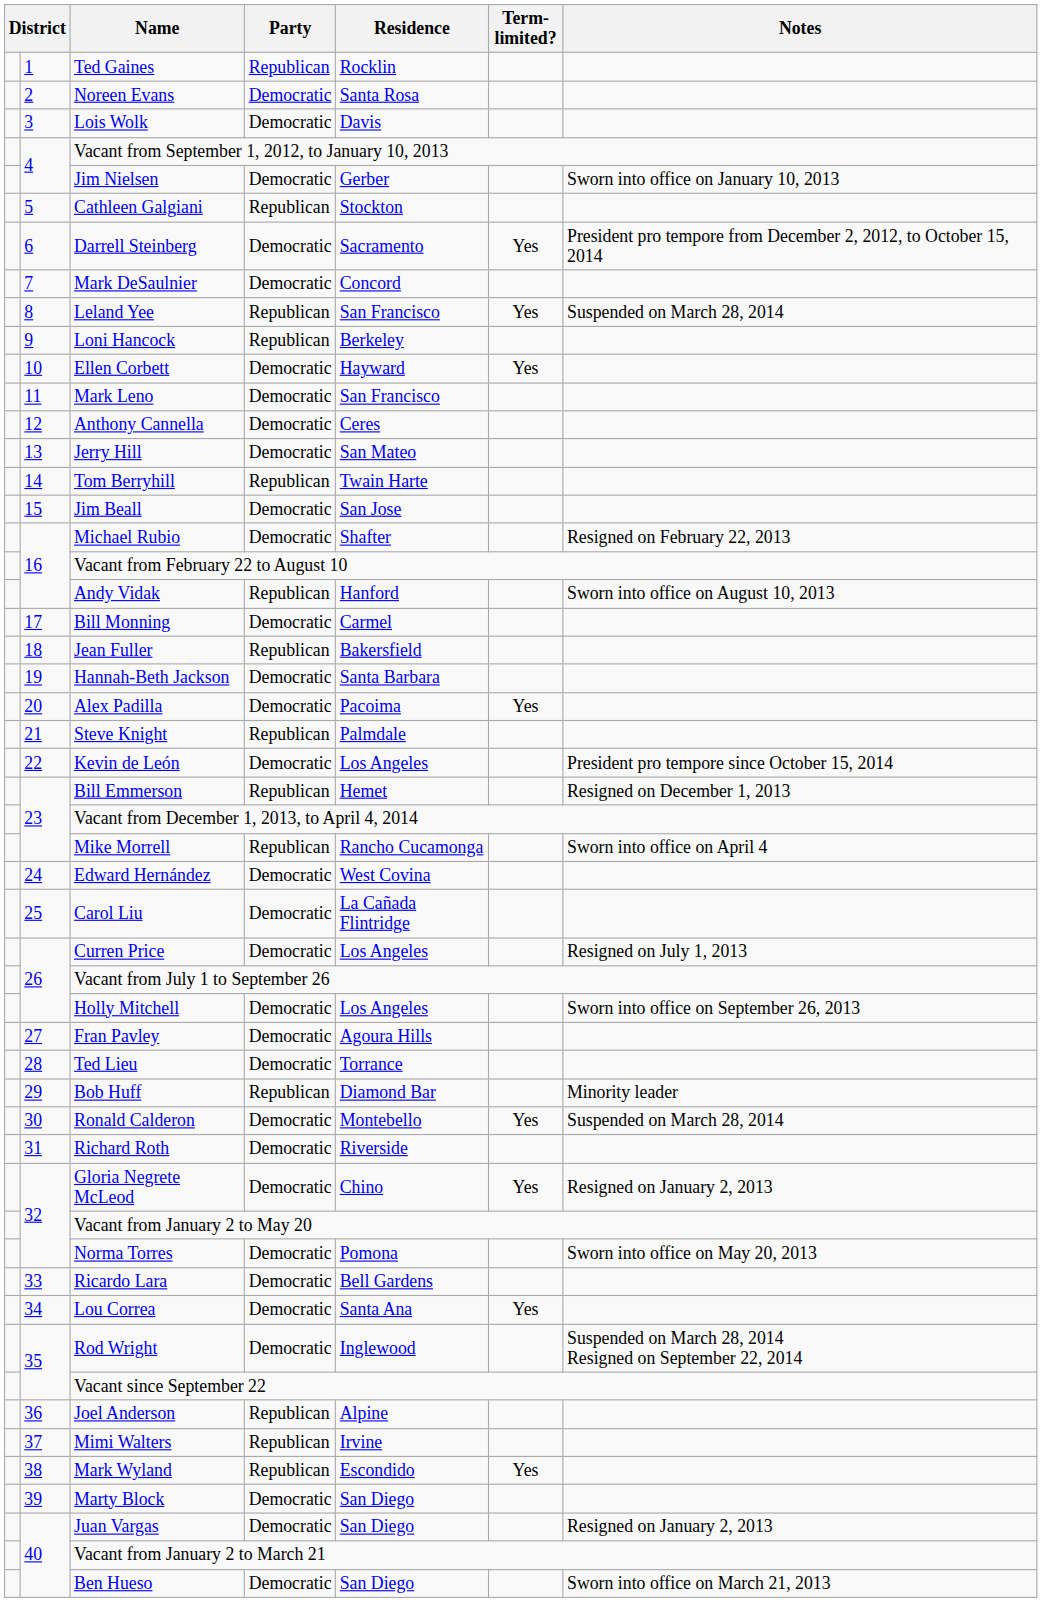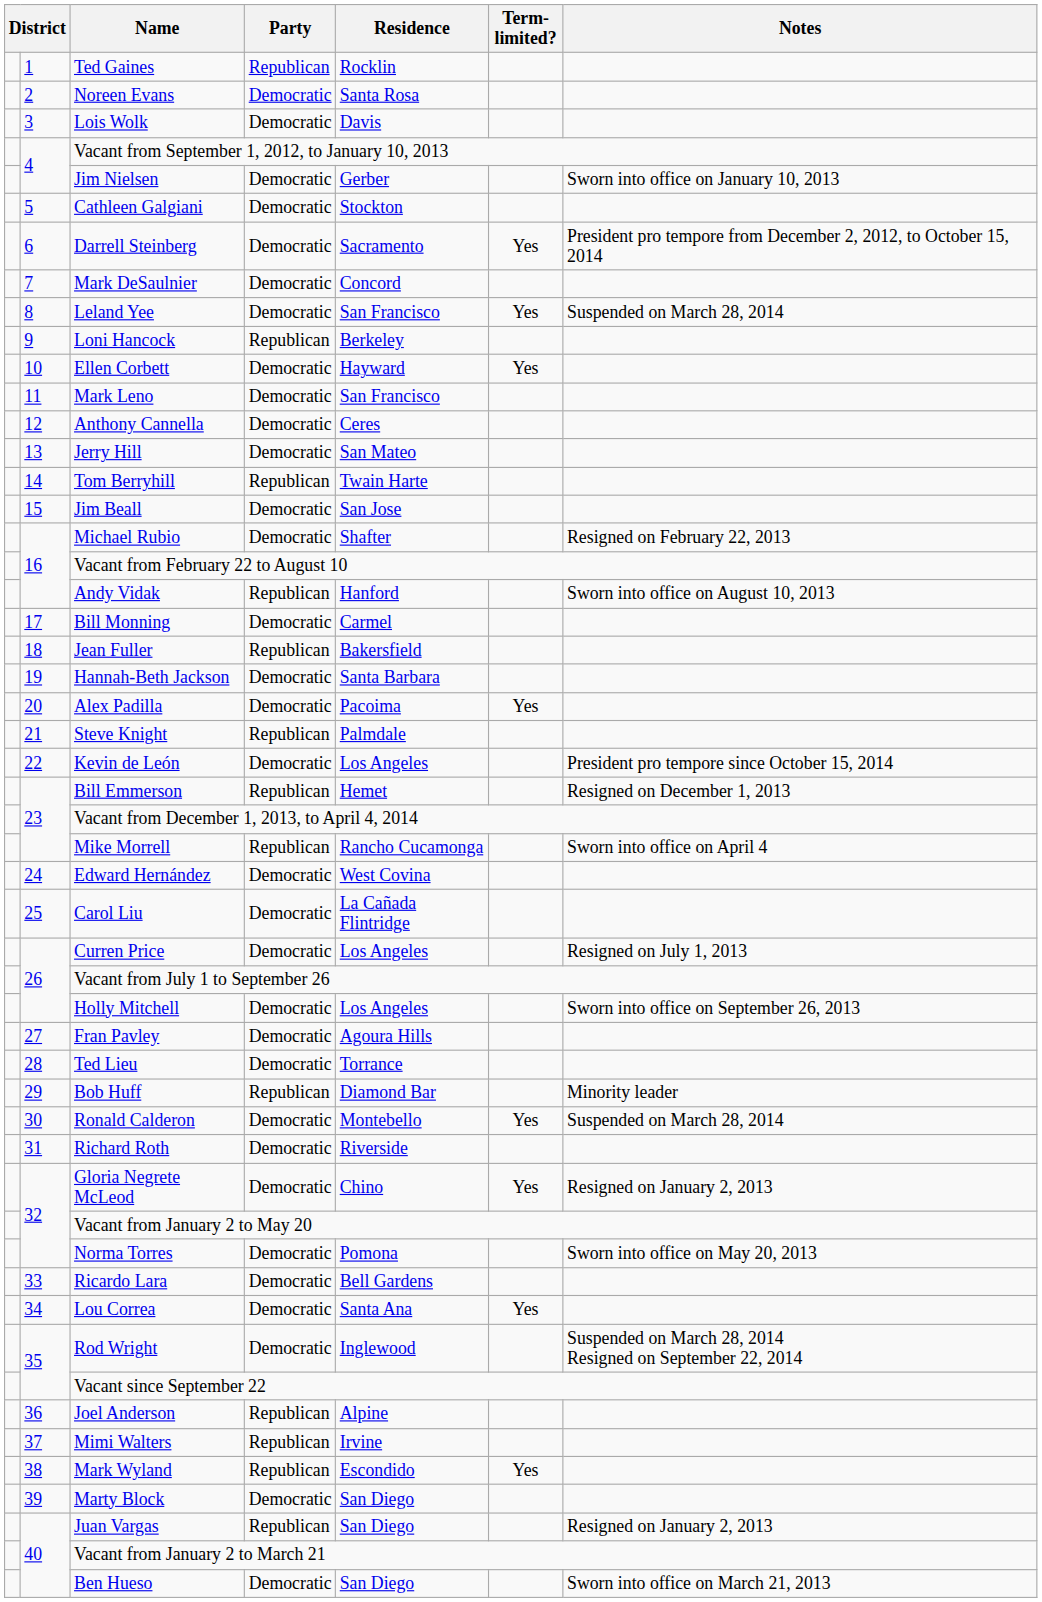(289, 207) Republican -> (290, 207) Democratic
(289, 312) Republican -> (290, 312) Democratic
(290, 1526) Democratic -> (289, 1526) Republican
